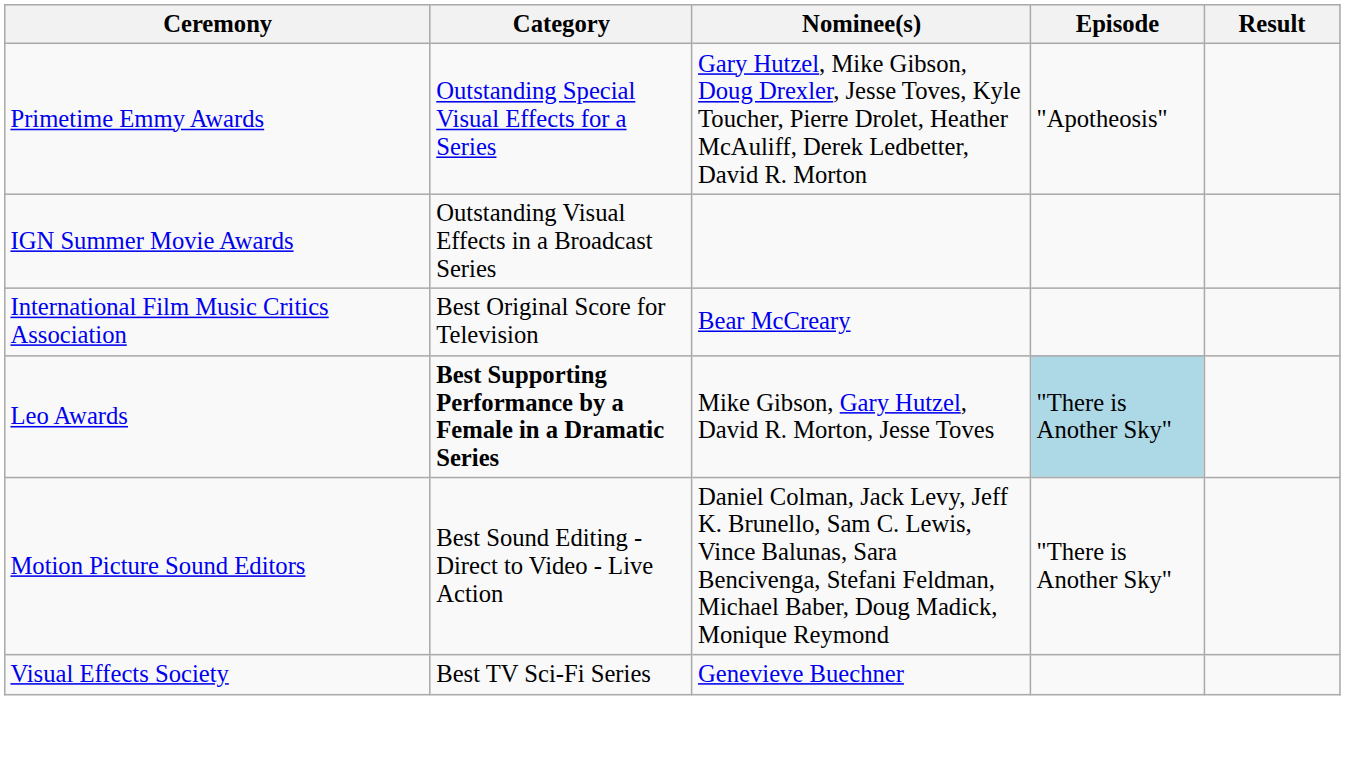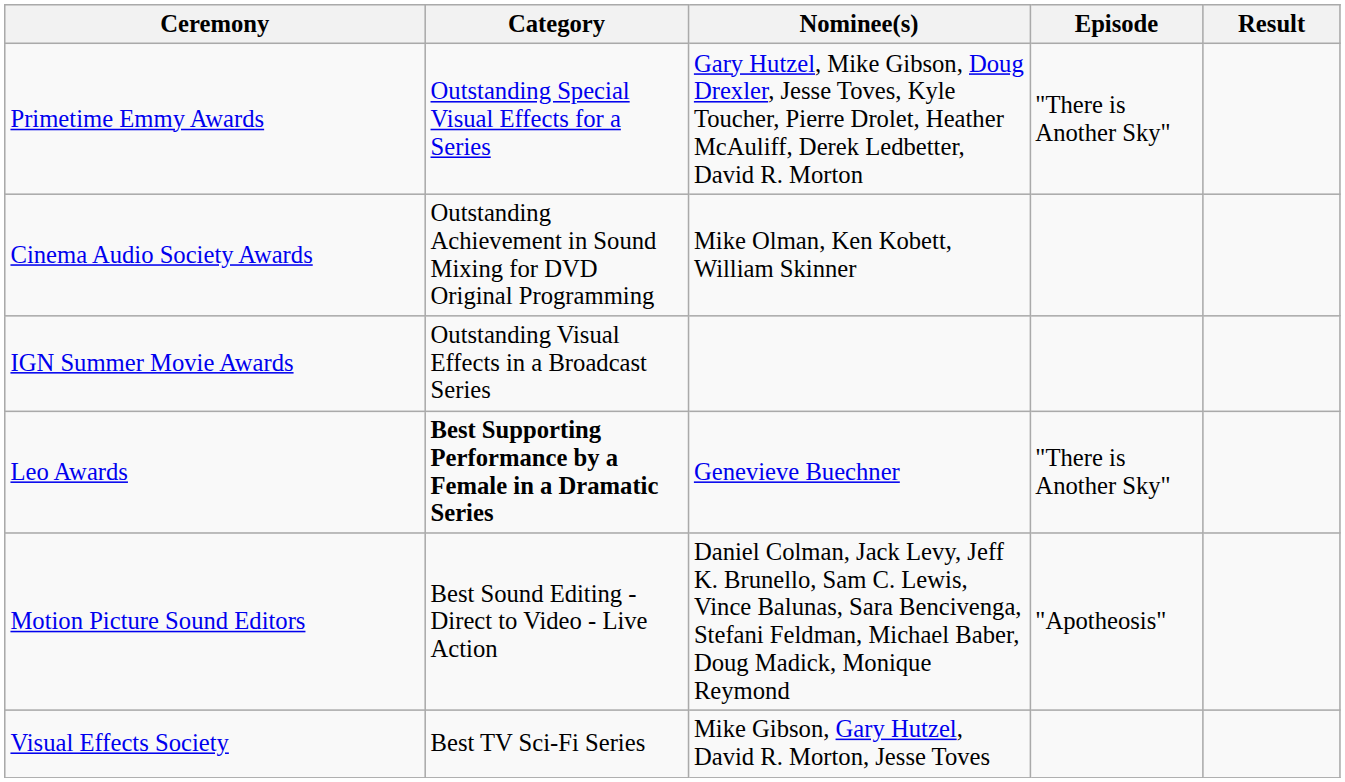(1102, 118) "Apotheosis" -> (1103, 118) "There is Another Sky"
+ row: (162, 254)
- row: (170, 321)
(846, 415) Mike Gibson, Gary Hutzel, David R. Morton, Jesse Toves -> (797, 471) Genevieve Buechner
(1104, 415) lightblue background -> (1103, 471) no background
(1104, 565) "There is Another Sky" -> (1101, 621) "Apotheosis"
(801, 674) Genevieve Buechner -> (842, 743) Mike Gibson, Gary Hutzel, David R. Morton, Jesse Toves
